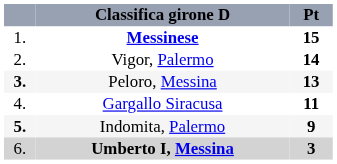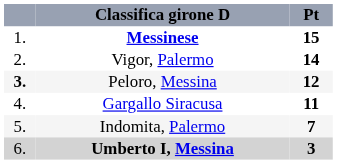(311, 81) 13 -> (311, 81) 12
(20, 126) bold -> (20, 126) normal
(311, 126) 9 -> (311, 126) 7
